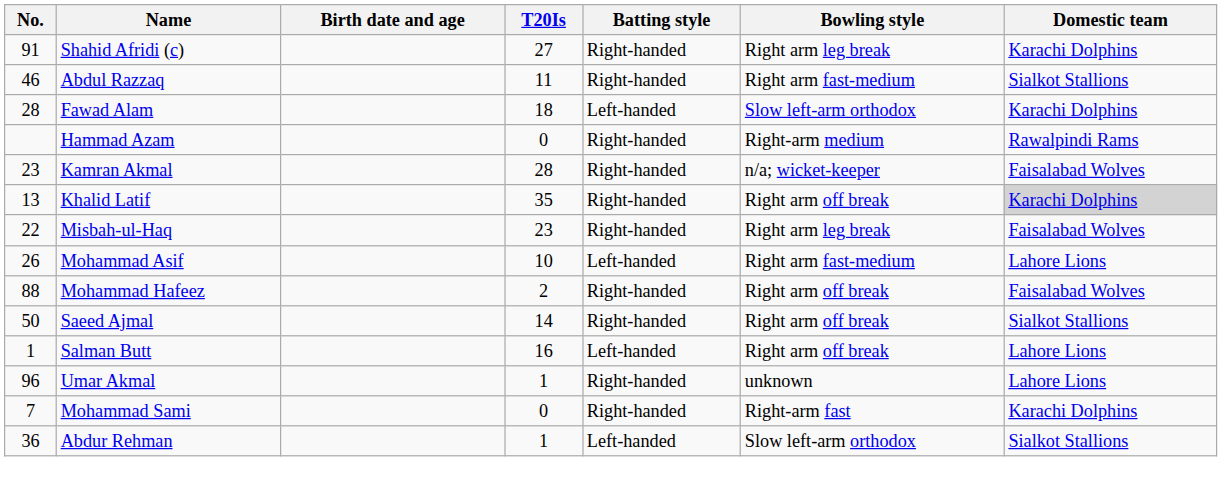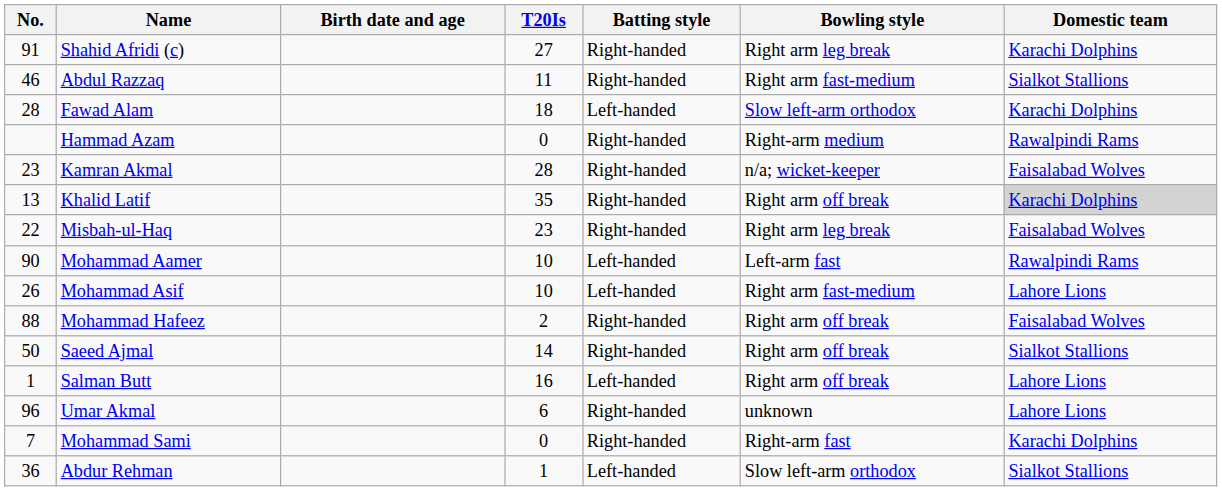+ row: (131, 260)
(544, 380) 1 -> (544, 410) 6
